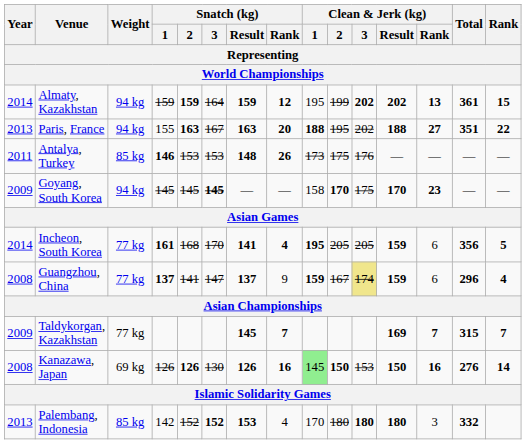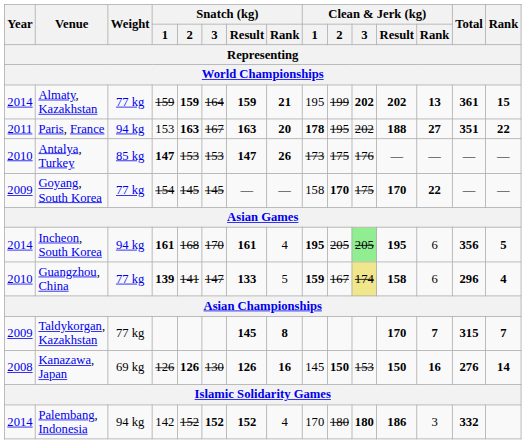(130, 101) 94 kg -> (130, 101) 77 kg
(285, 101) 12 -> (285, 101) 21
(20, 128) 2013 -> (20, 128) 2011
(165, 128) 155 -> (165, 128) 153
(315, 128) 188 -> (315, 128) 178
(20, 156) 2011 -> (20, 156) 2010
(165, 156) 146 -> (165, 156) 147
(247, 156) 148 -> (247, 156) 147
(130, 190) 94 kg -> (130, 190) 77 kg
(165, 190) 145 -> (165, 190) 154
(214, 190) bold -> (214, 190) normal
(435, 190) 23 -> (435, 190) 22
(130, 244) 77 kg -> (130, 244) 94 kg
(247, 244) 141 -> (247, 244) 161
(285, 244) bold -> (285, 244) normal
(364, 244) no background -> (364, 244) lightgreen background
(397, 244) 159 -> (397, 244) 195
(20, 278) 2008 -> (20, 278) 2010
(165, 278) 137 -> (165, 278) 139
(247, 278) 137 -> (247, 278) 133
(285, 278) 9 -> (285, 278) 5
(397, 278) 159 -> (397, 278) 158
(285, 333) 7 -> (285, 333) 8
(397, 333) 169 -> (397, 333) 170
(315, 367) lightgreen background -> (315, 367) no background
(20, 421) 2013 -> (20, 421) 2014
(130, 421) 85 kg -> (130, 421) 94 kg
(247, 421) 153 -> (247, 421) 152
(397, 421) 180 -> (397, 421) 186
